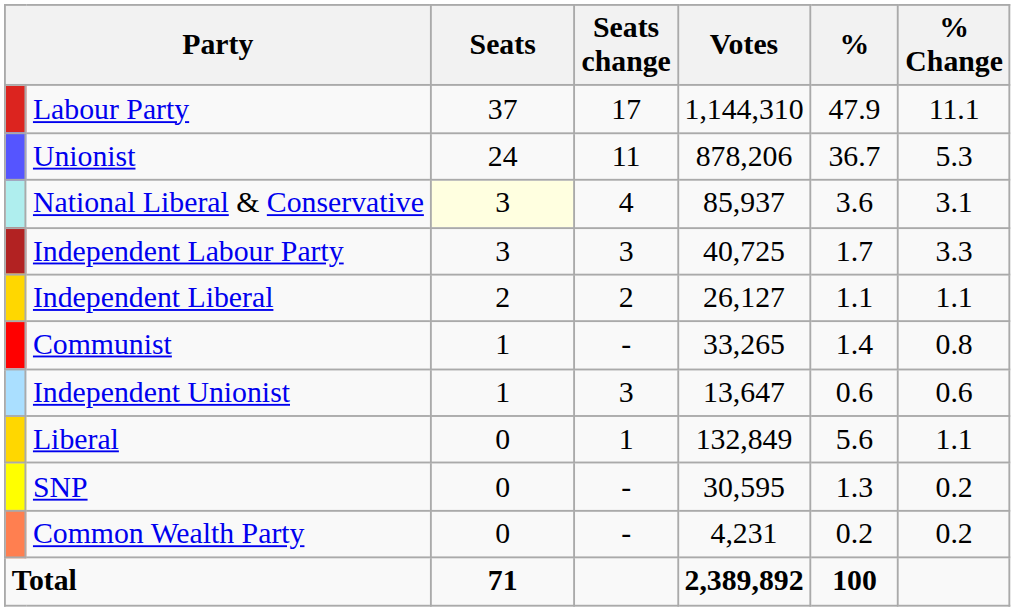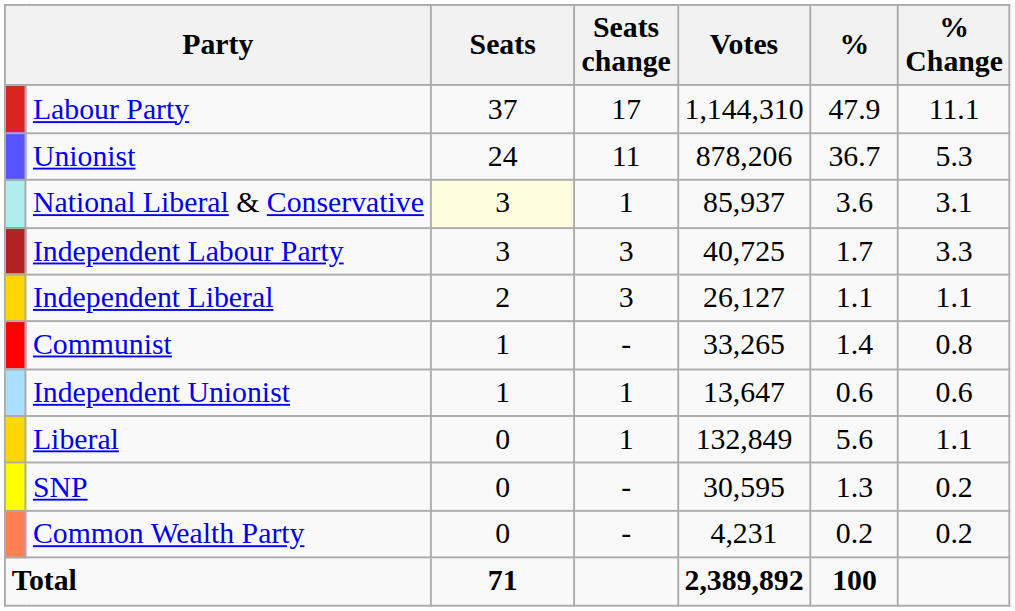(626, 203) 4 -> (626, 203) 1
(626, 297) 2 -> (626, 297) 3
(626, 391) 3 -> (626, 391) 1
